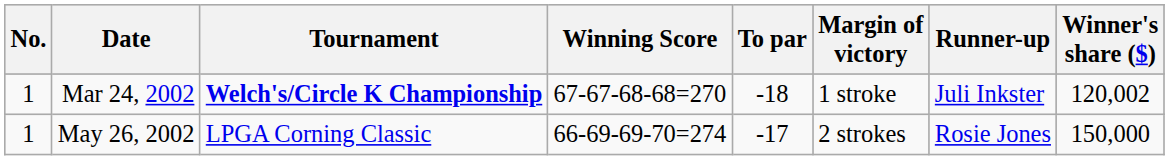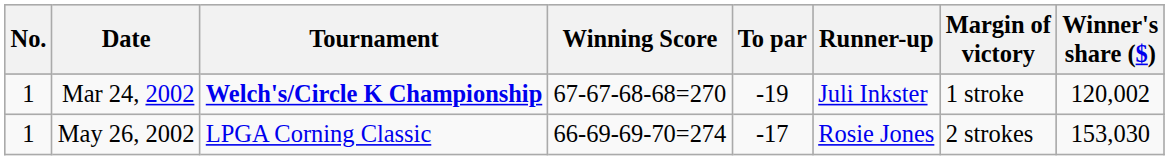columns swapped: (871, 39) <-> (993, 39)
(772, 94) -18 -> (772, 94) -19
(1110, 134) 150,000 -> (1110, 134) 153,030
